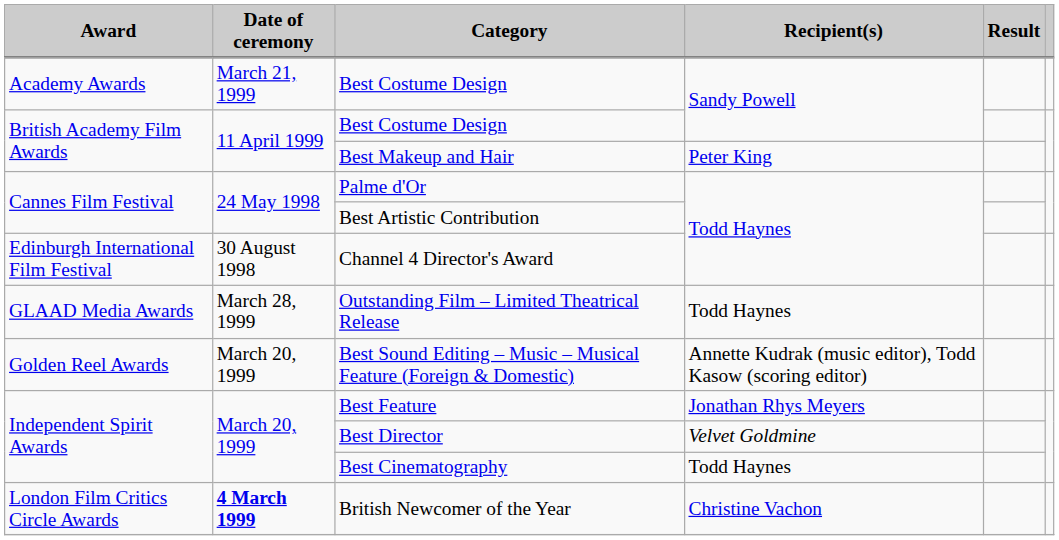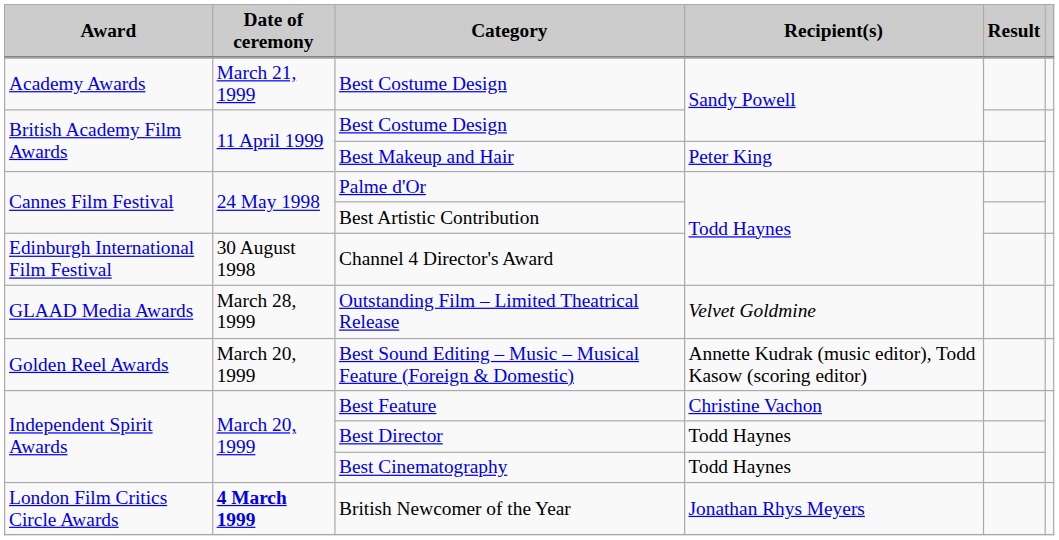(740, 311) Todd Haynes -> (752, 311) Velvet Goldmine
(777, 405) Jonathan Rhys Meyers -> (755, 405) Christine Vachon
(752, 436) Velvet Goldmine -> (740, 436) Todd Haynes
(755, 508) Christine Vachon -> (777, 508) Jonathan Rhys Meyers
